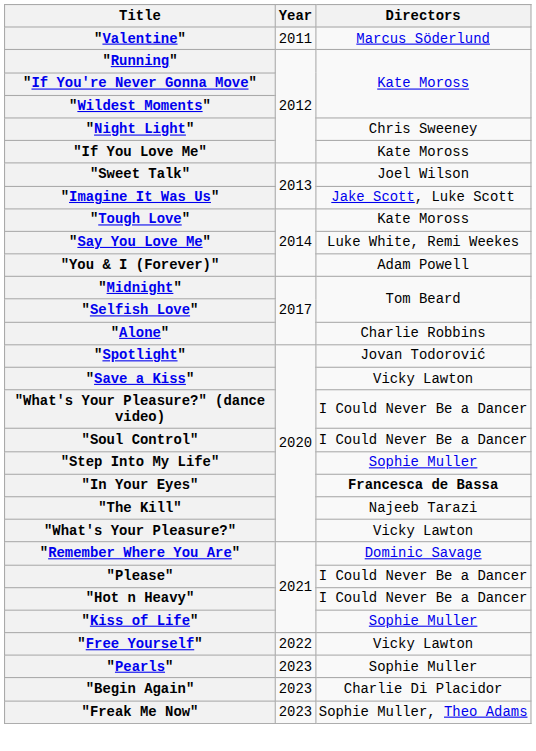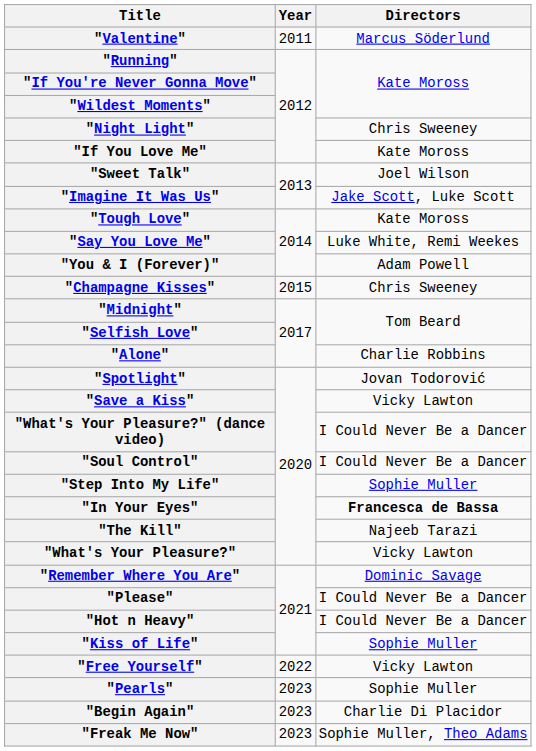+ row: (140, 288)
